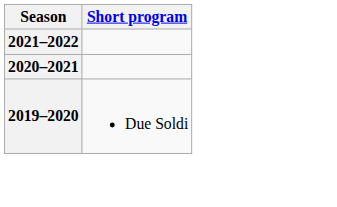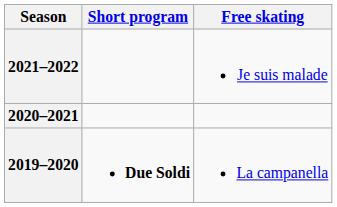+ column: (263, 16)
(137, 125) normal -> (138, 174) bold
